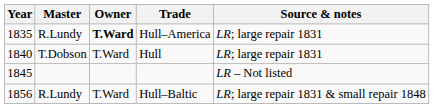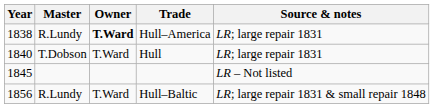(20, 34) 1835 -> (20, 34) 1838
